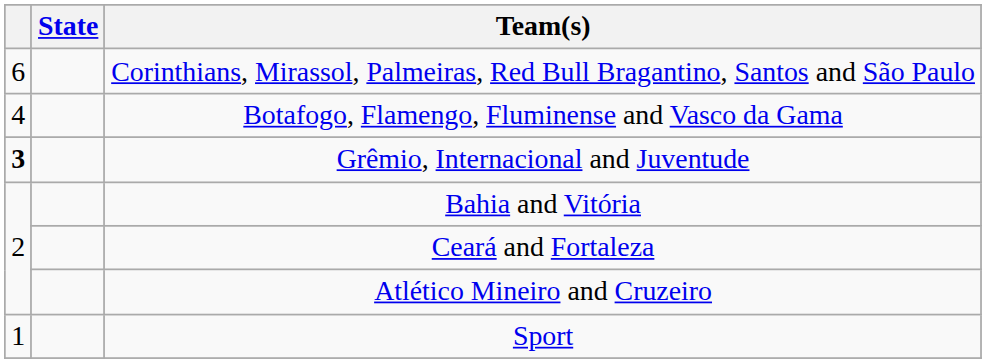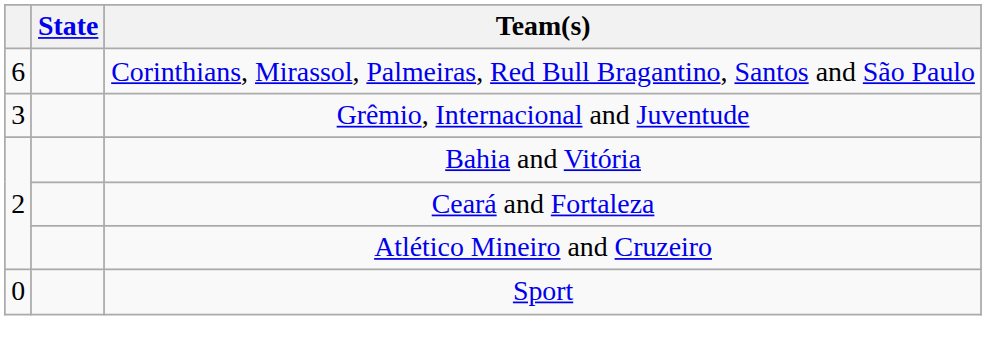- row: (543, 114)
(18, 159) bold -> (18, 114) normal
(18, 335) 1 -> (18, 291) 0
